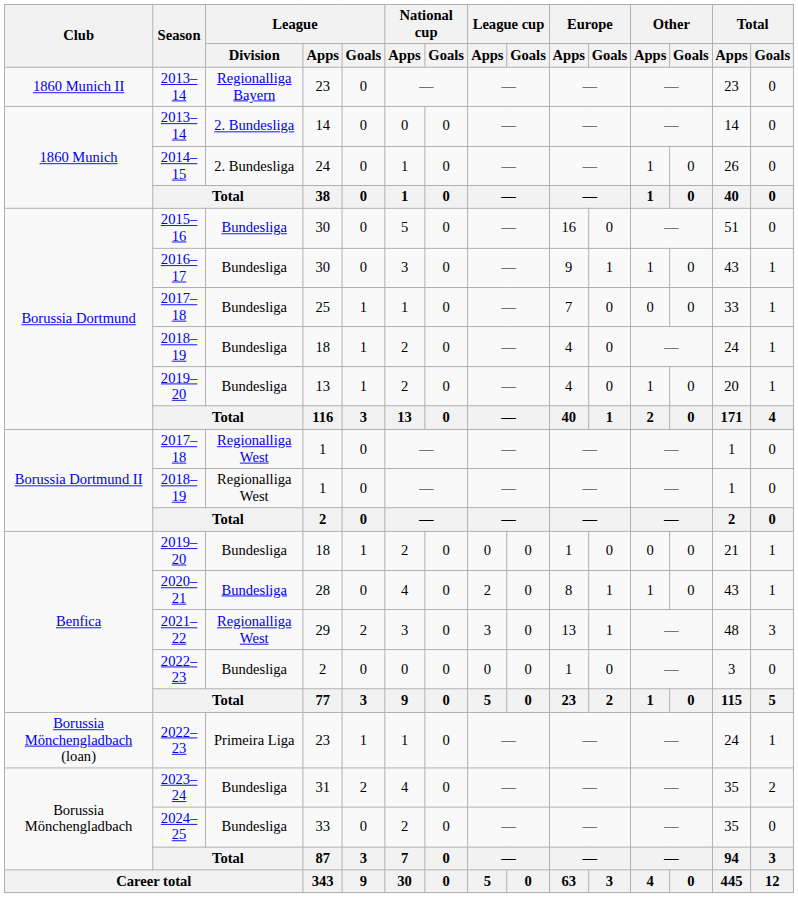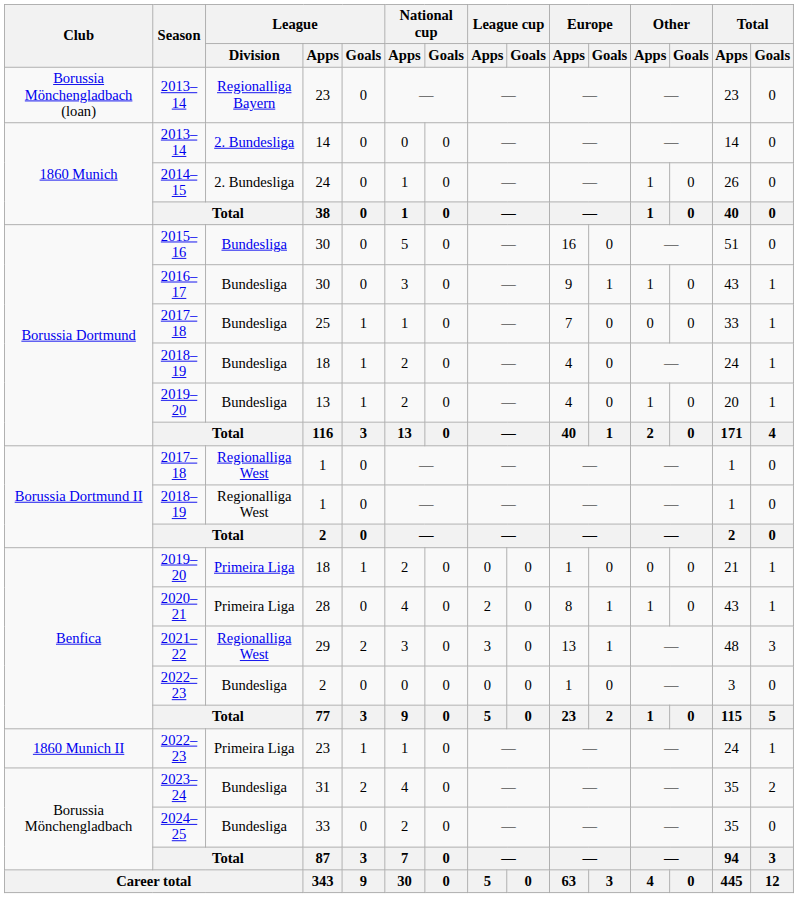(79, 86) 1860 Munich II -> (79, 94) Borussia Mönchengladbach (loan)
(254, 550) Bundesliga -> (254, 567) Primeira Liga
(254, 590) Bundesliga -> (254, 606) Primeira Liga
(79, 739) Borussia Mönchengladbach (loan) -> (79, 748) 1860 Munich II
